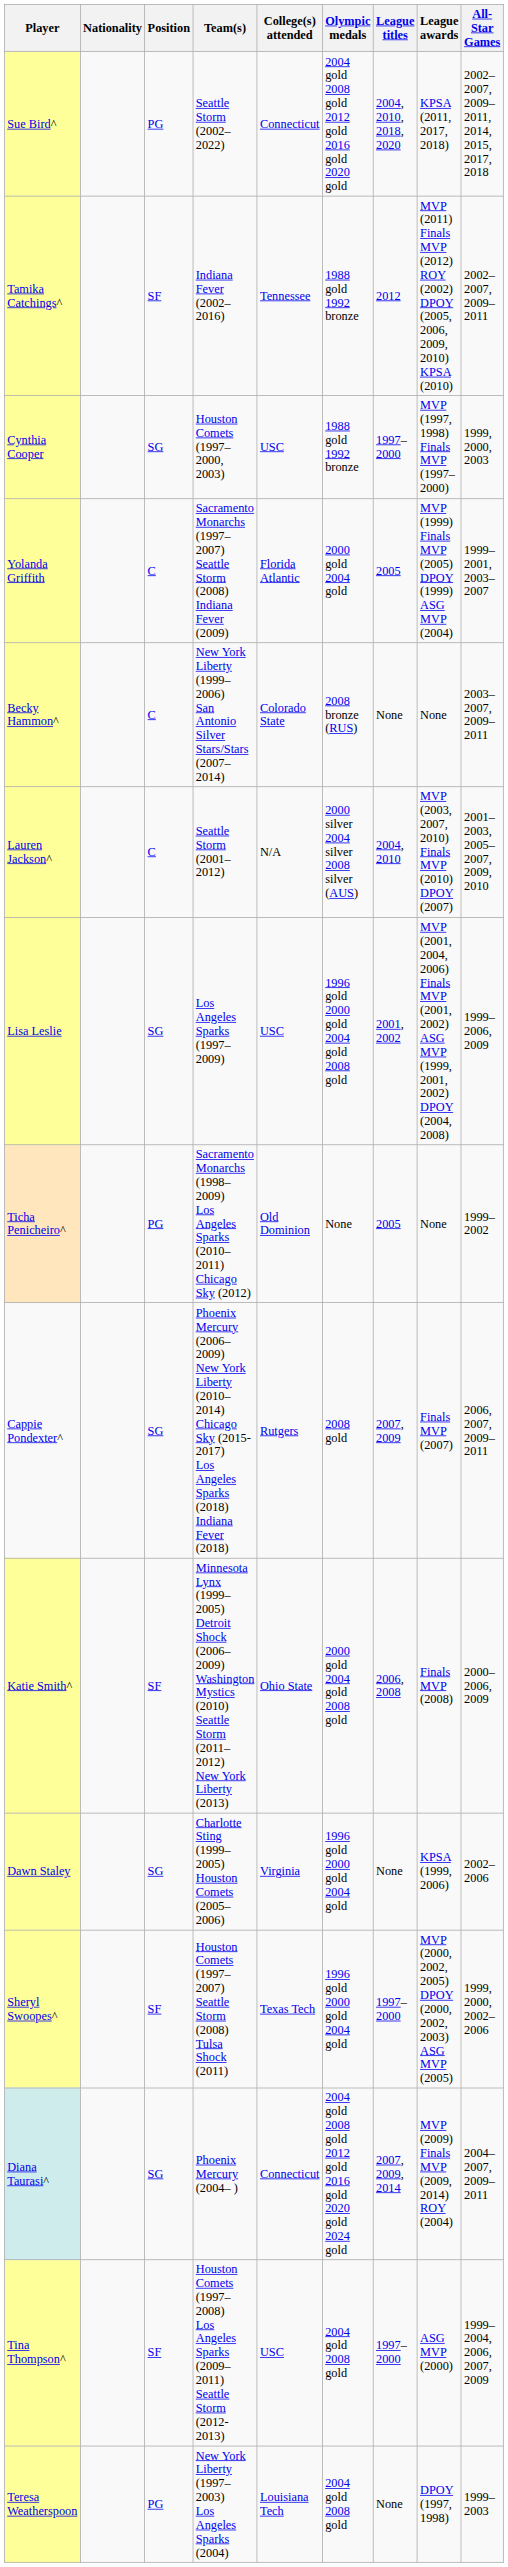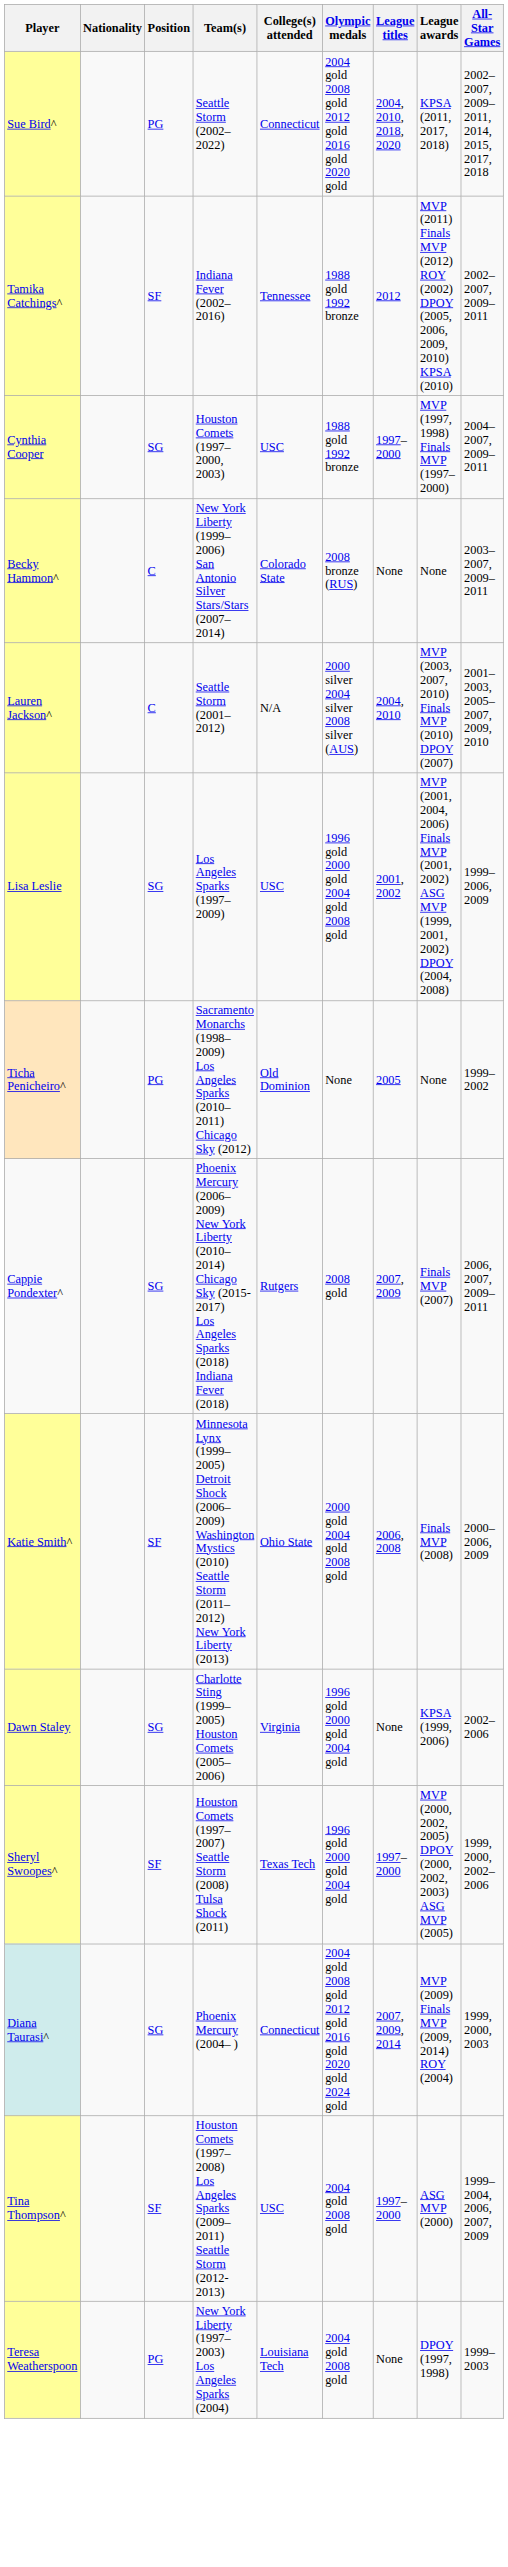(478, 447) 1999, 2000, 2003 -> (479, 447) 2004–2007, 2009–2011
- row: (27, 570)
(479, 2174) 2004–2007, 2009–2011 -> (478, 2029) 1999, 2000, 2003
